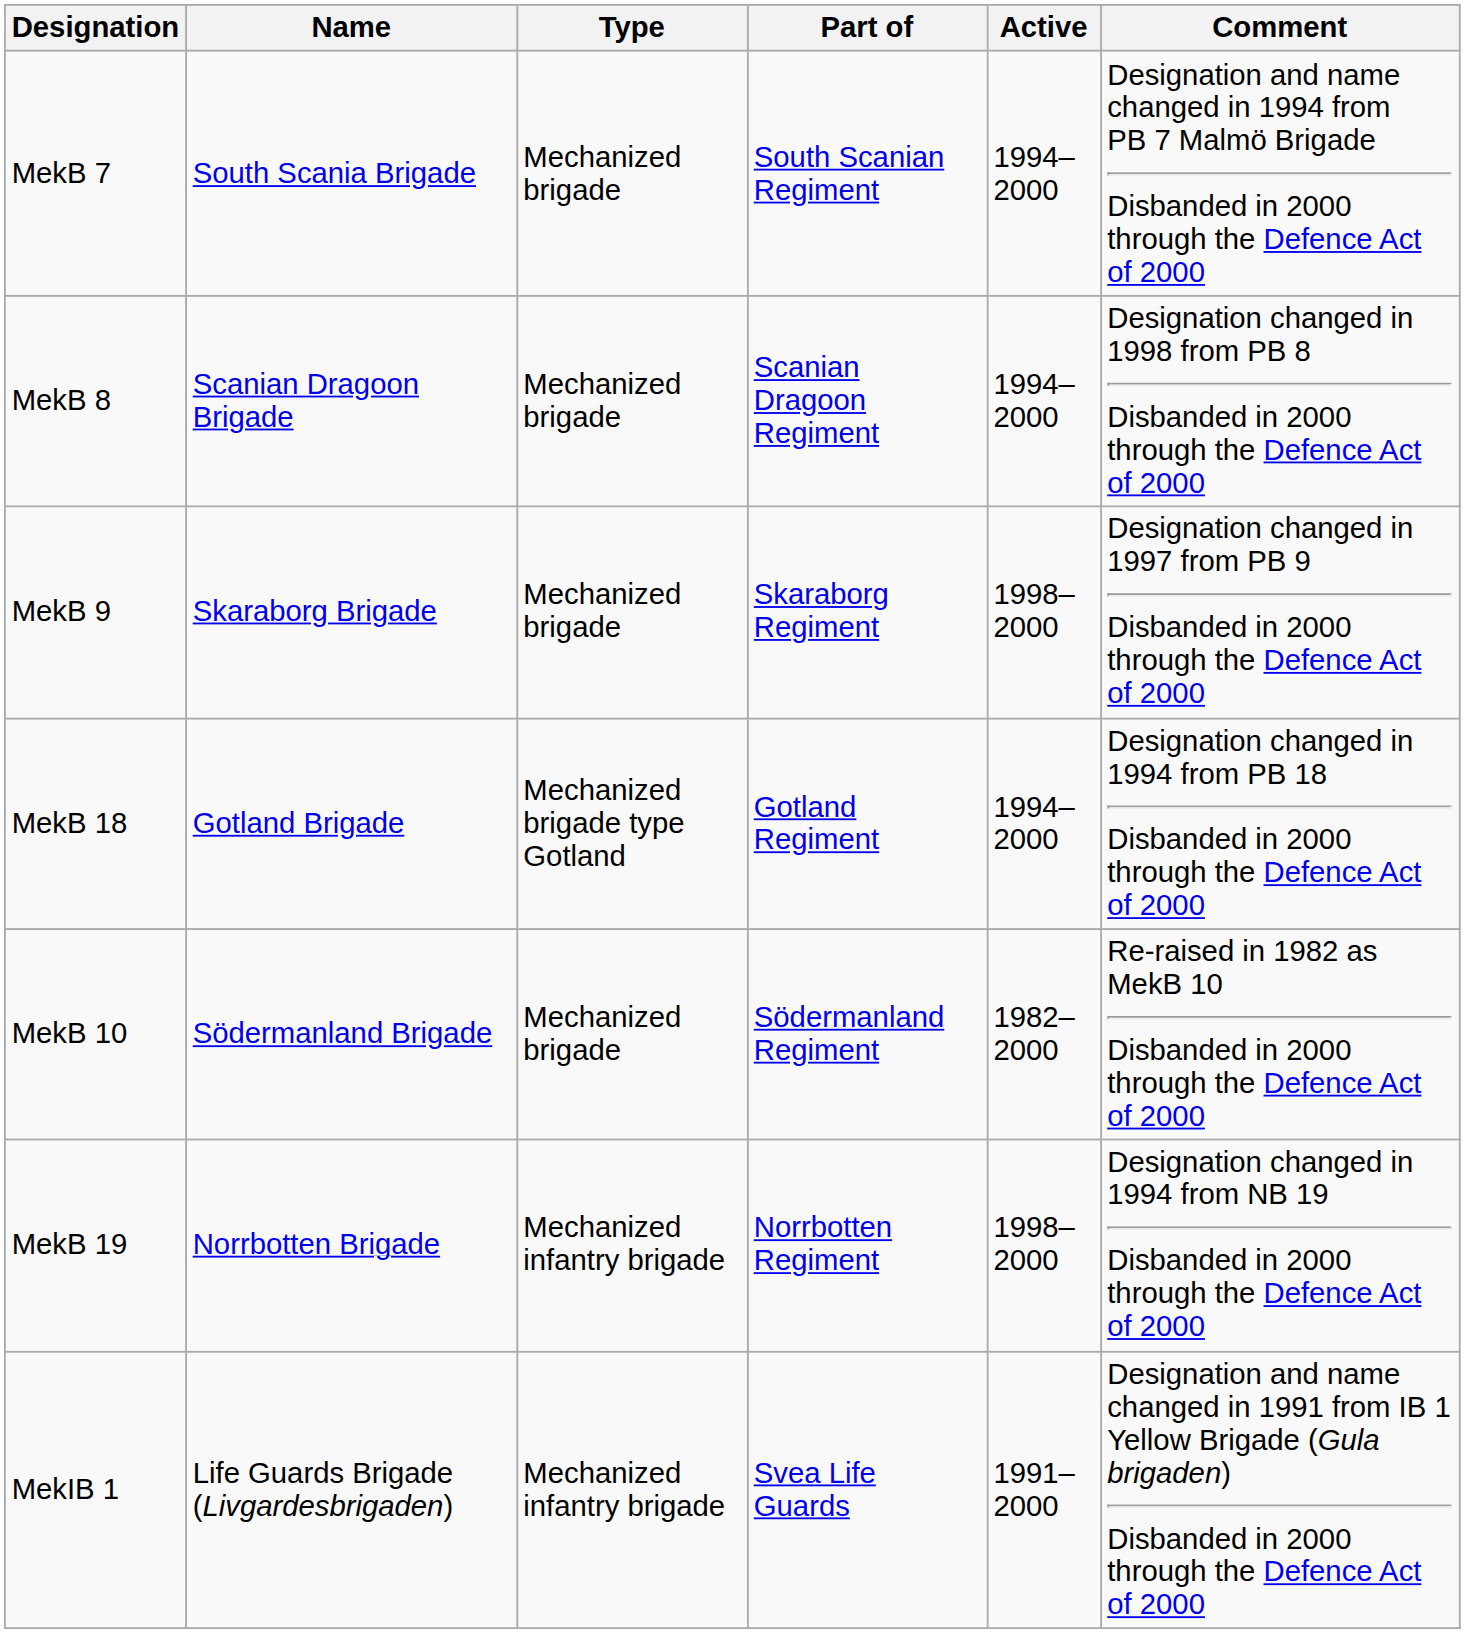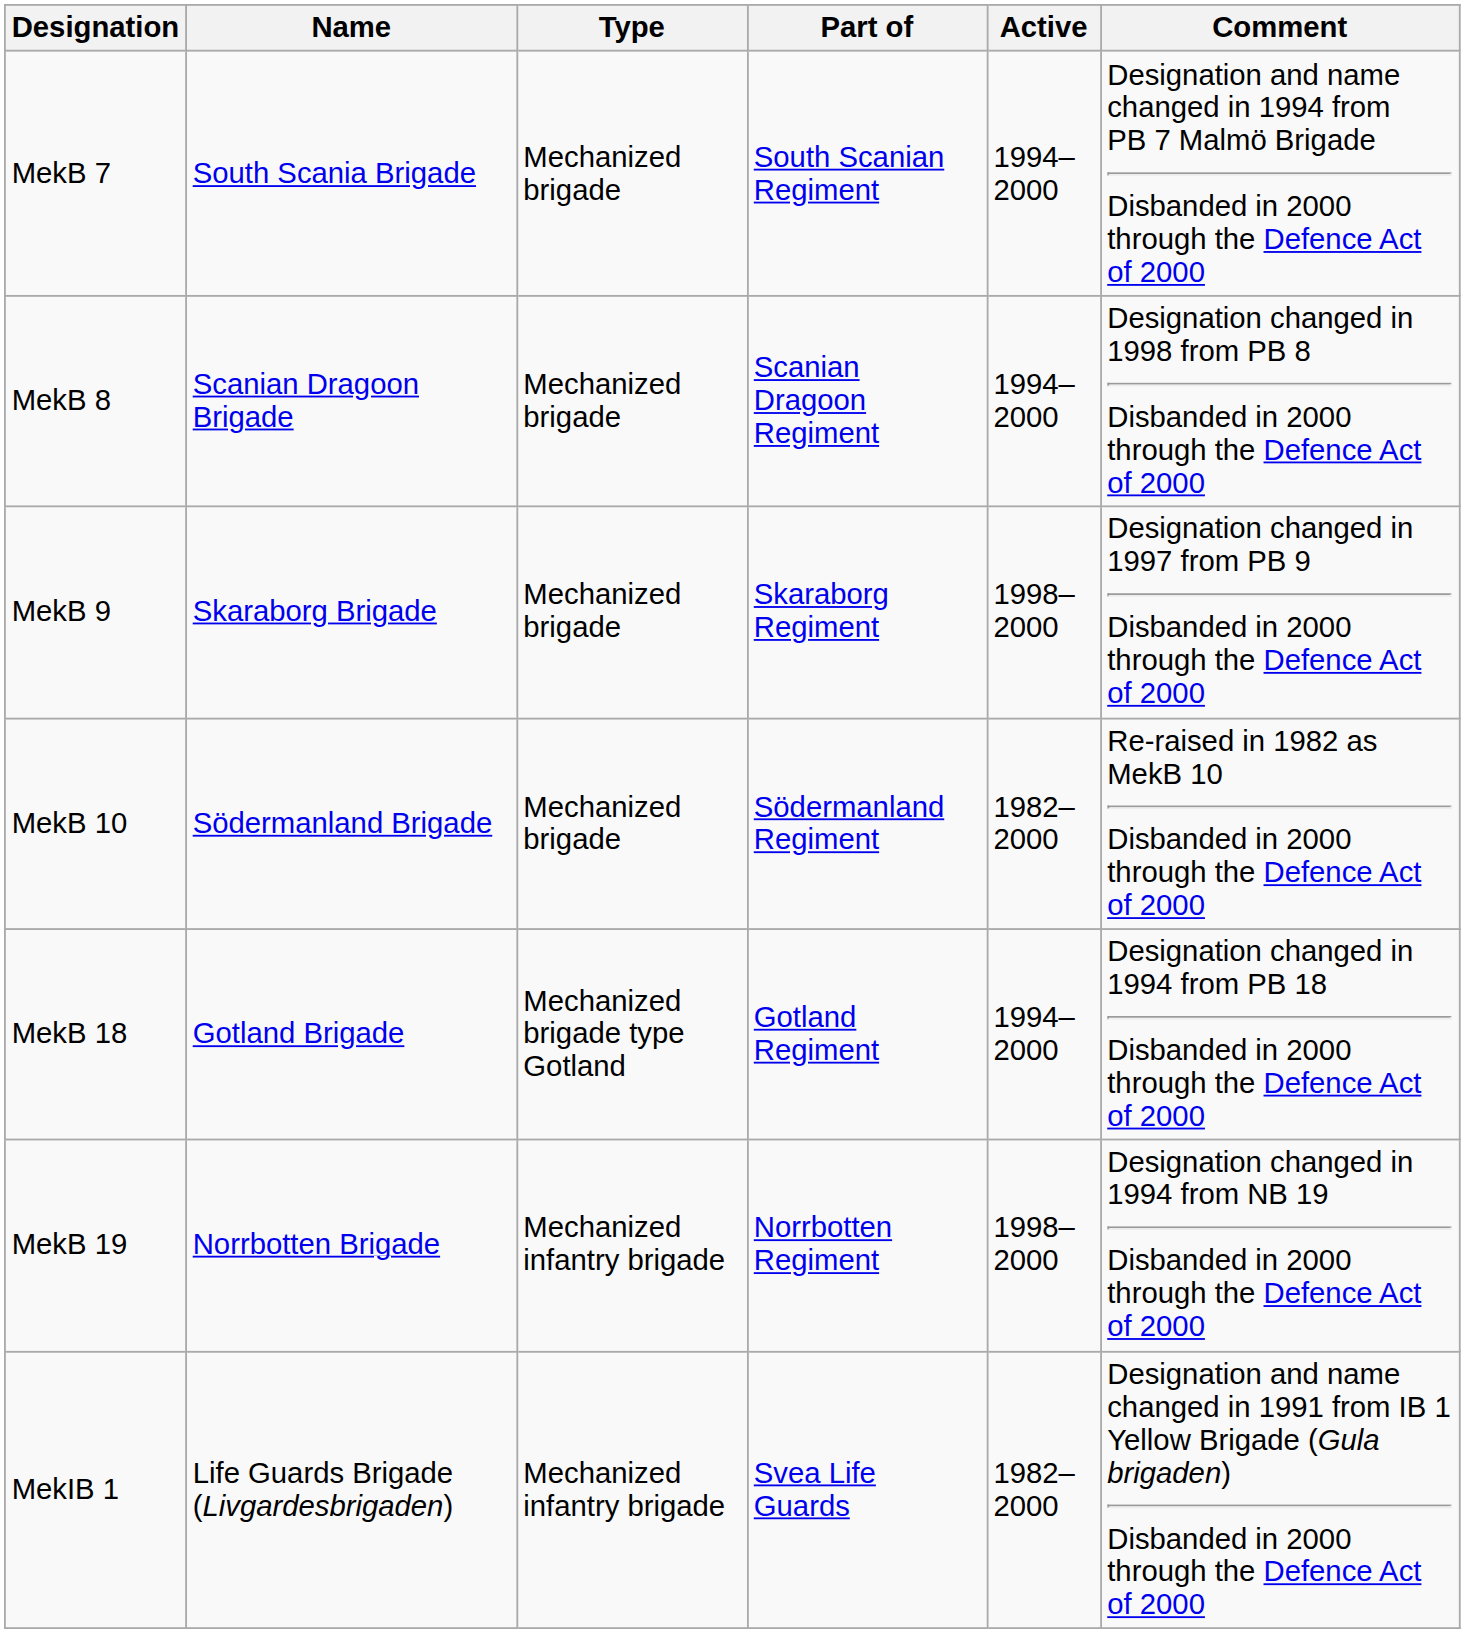rows swapped: (69, 1033) <-> (69, 822)
(1034, 1489) 1991–2000 -> (1034, 1489) 1982–2000
